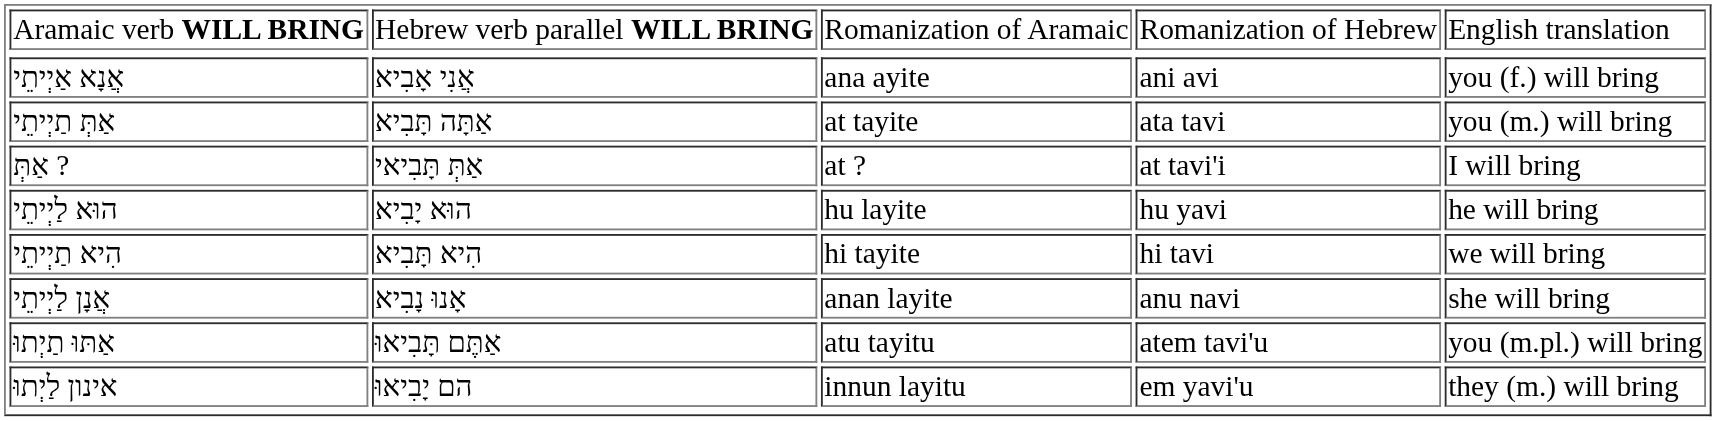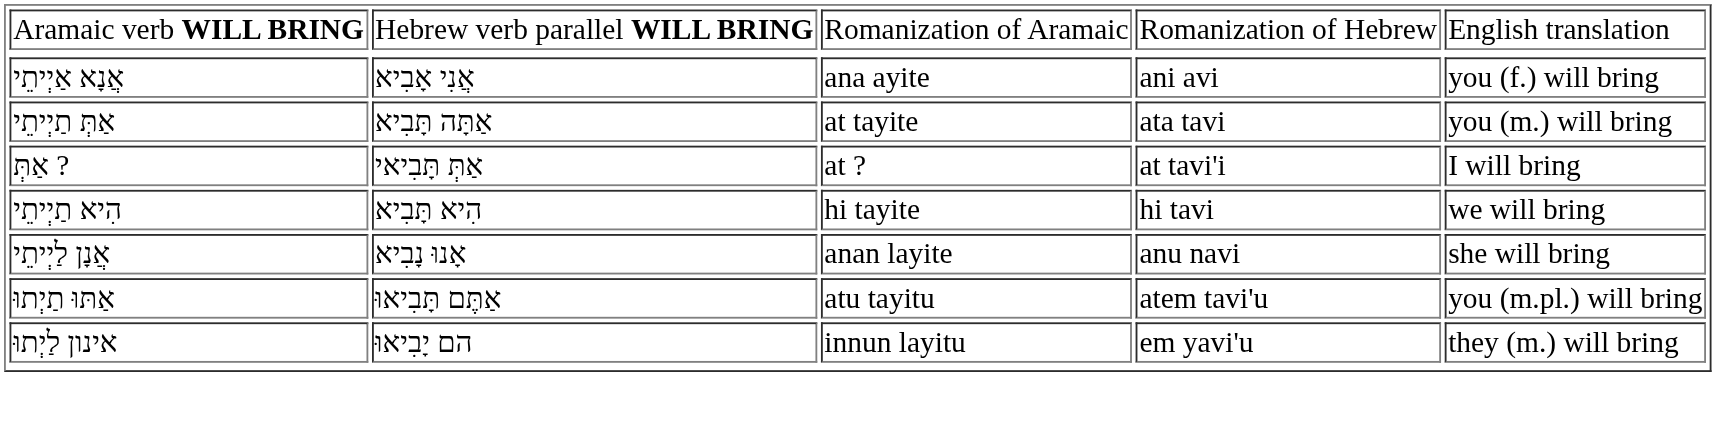- row: (65, 209)
